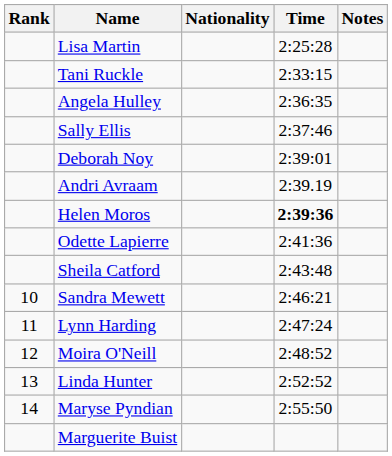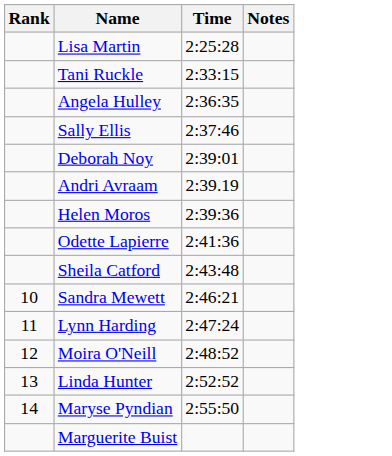- column: (227, 18)
(305, 213) bold -> (212, 213) normal
